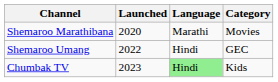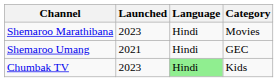(130, 31) 2020 -> (130, 31) 2023
(190, 31) Marathi -> (185, 31) Hindi
(130, 49) 2022 -> (130, 49) 2021
